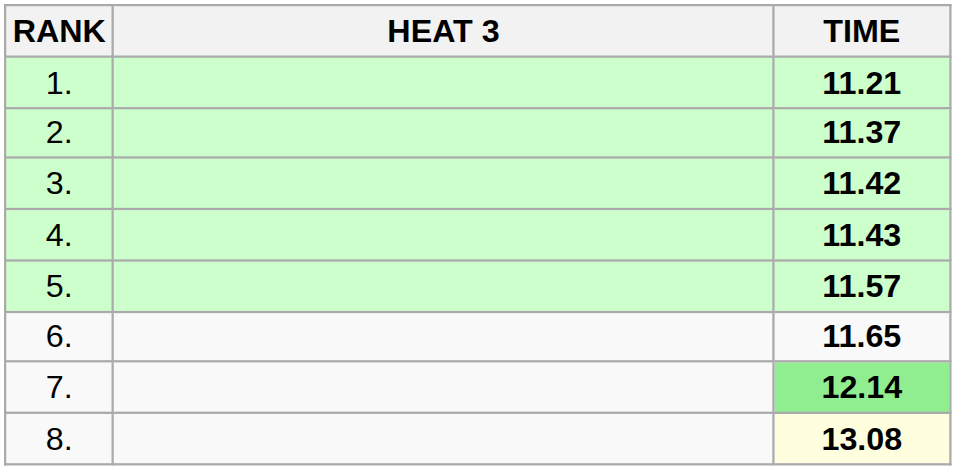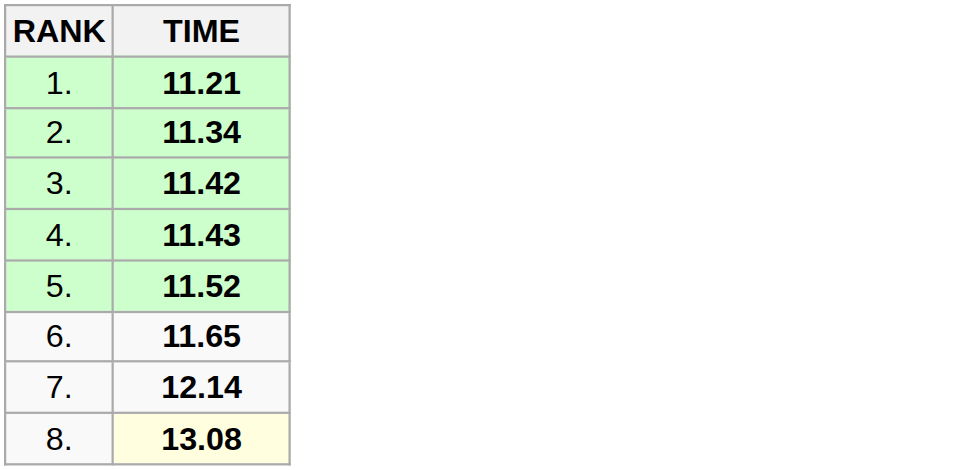- column: (443, 31)
(862, 133) 11.37 -> (202, 133) 11.34
(862, 286) 11.57 -> (202, 286) 11.52
(862, 388) lightgreen background -> (202, 388) no background
